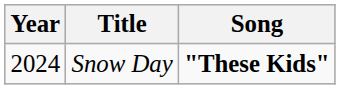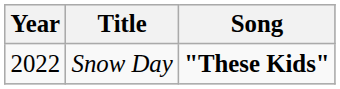(35, 63) 2024 -> (35, 63) 2022
